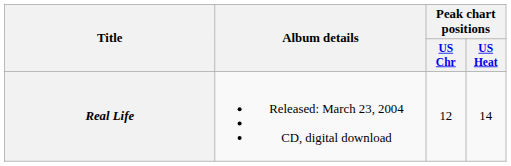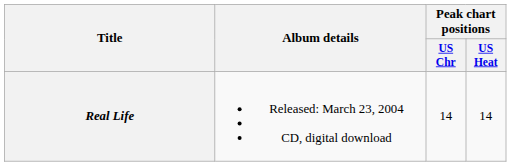(446, 116) 12 -> (446, 116) 14
